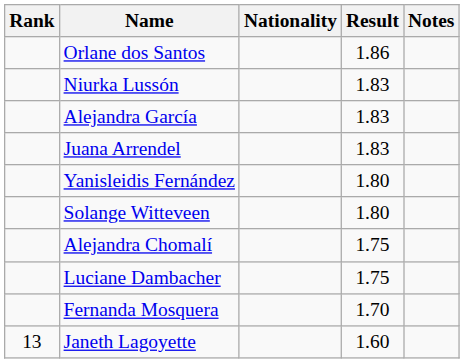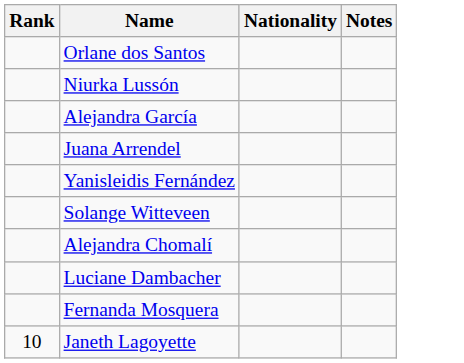- column: (372, 20)
(32, 341) 13 -> (32, 341) 10
